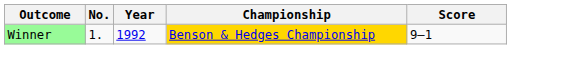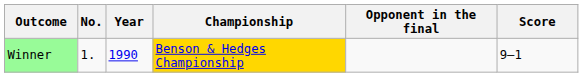+ column: (421, 21)
(131, 34) 1992 -> (123, 55) 1990
